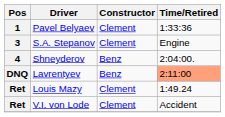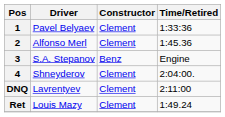+ row: (60, 43)
(117, 43) Clement -> (110, 58) Benz
(110, 58) Benz -> (117, 74) Clement
(110, 74) Benz -> (117, 89) Clement
(175, 74) lightsalmon background -> (175, 89) no background
- row: (61, 105)
